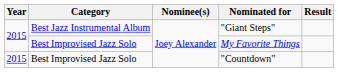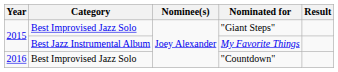(91, 28) Best Jazz Instrumental Album -> (84, 28) Best Improvised Jazz Solo
(84, 43) Best Improvised Jazz Solo -> (91, 43) Best Jazz Instrumental Album
(17, 59) 2015 -> (17, 59) 2016
